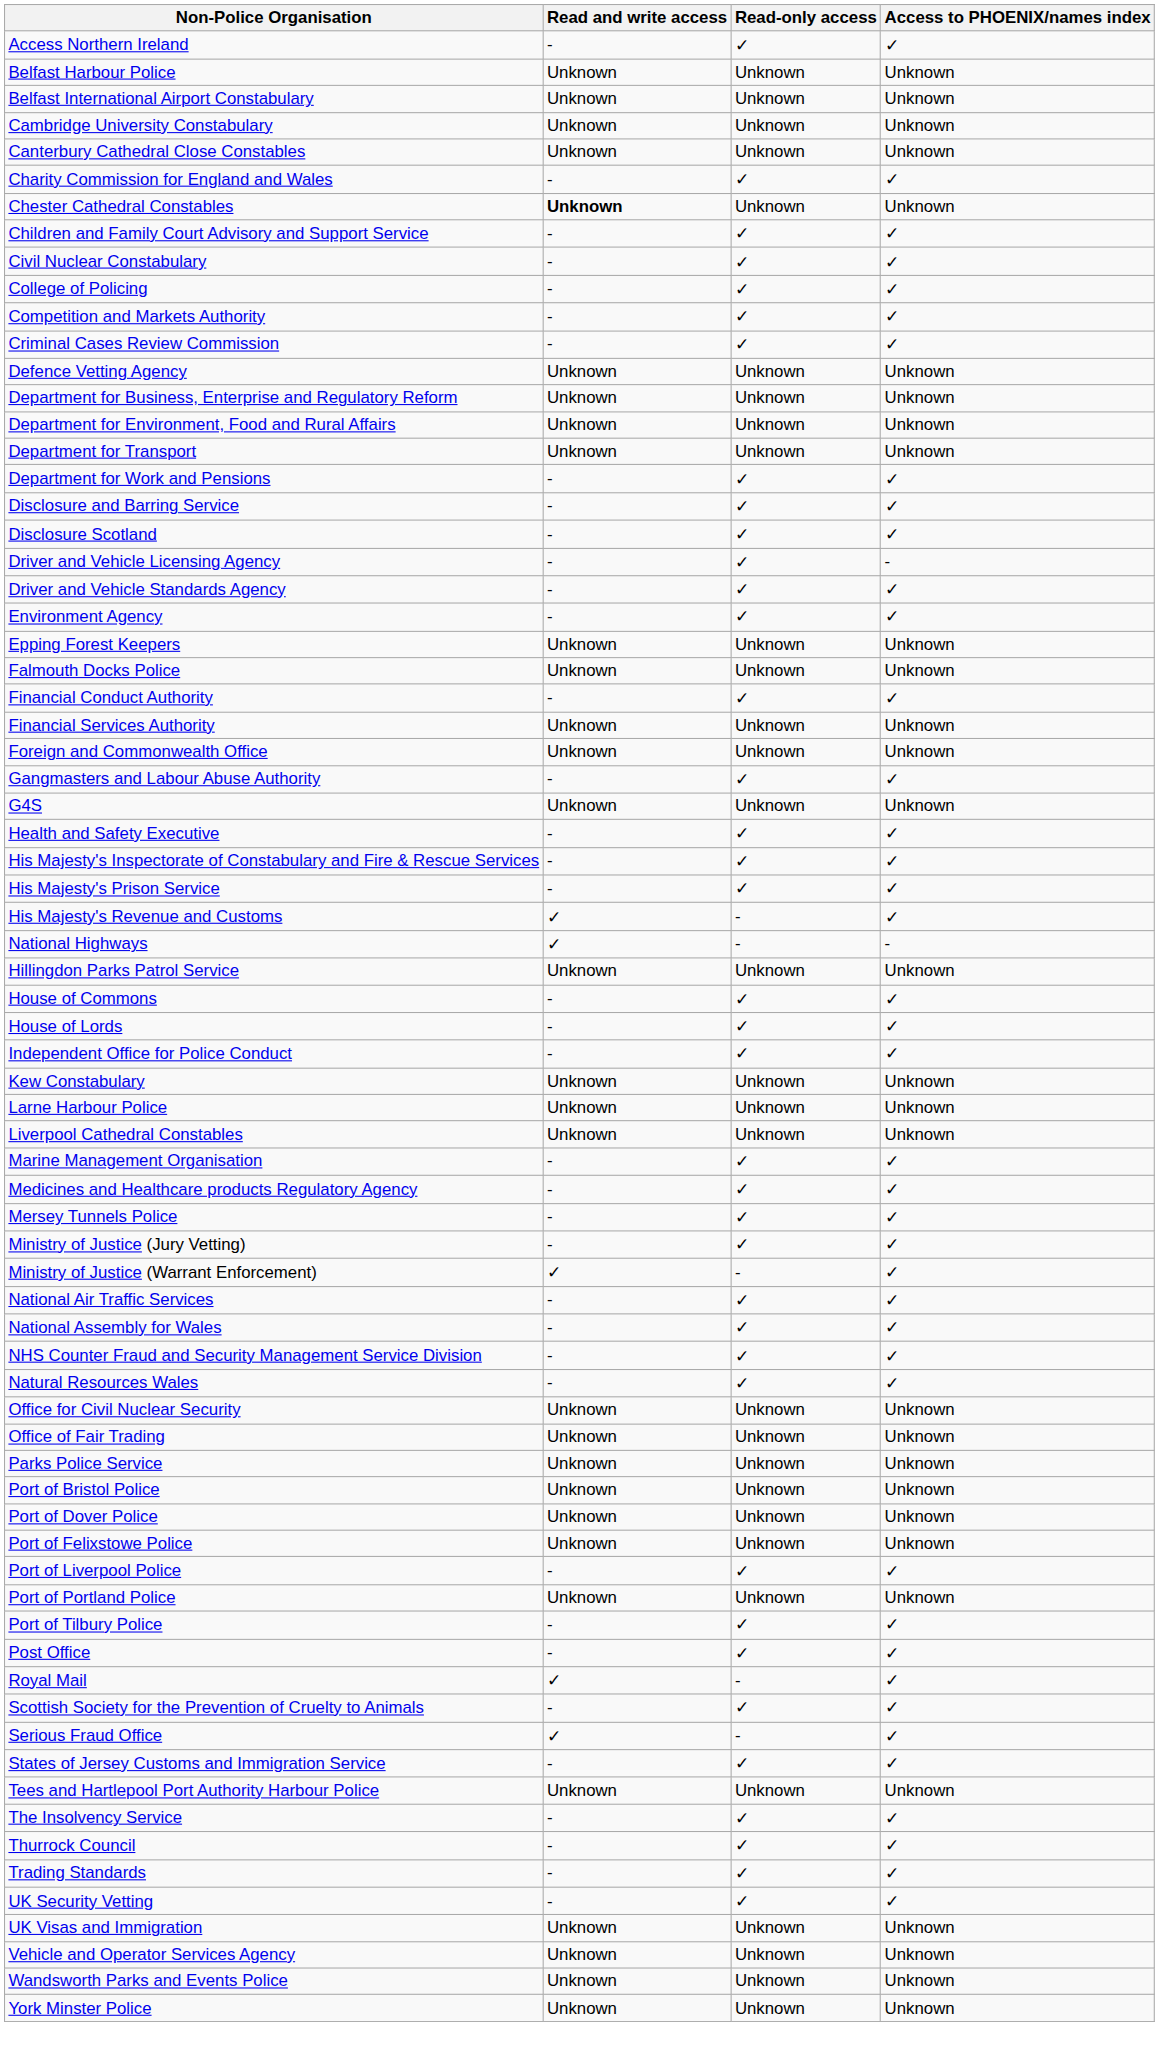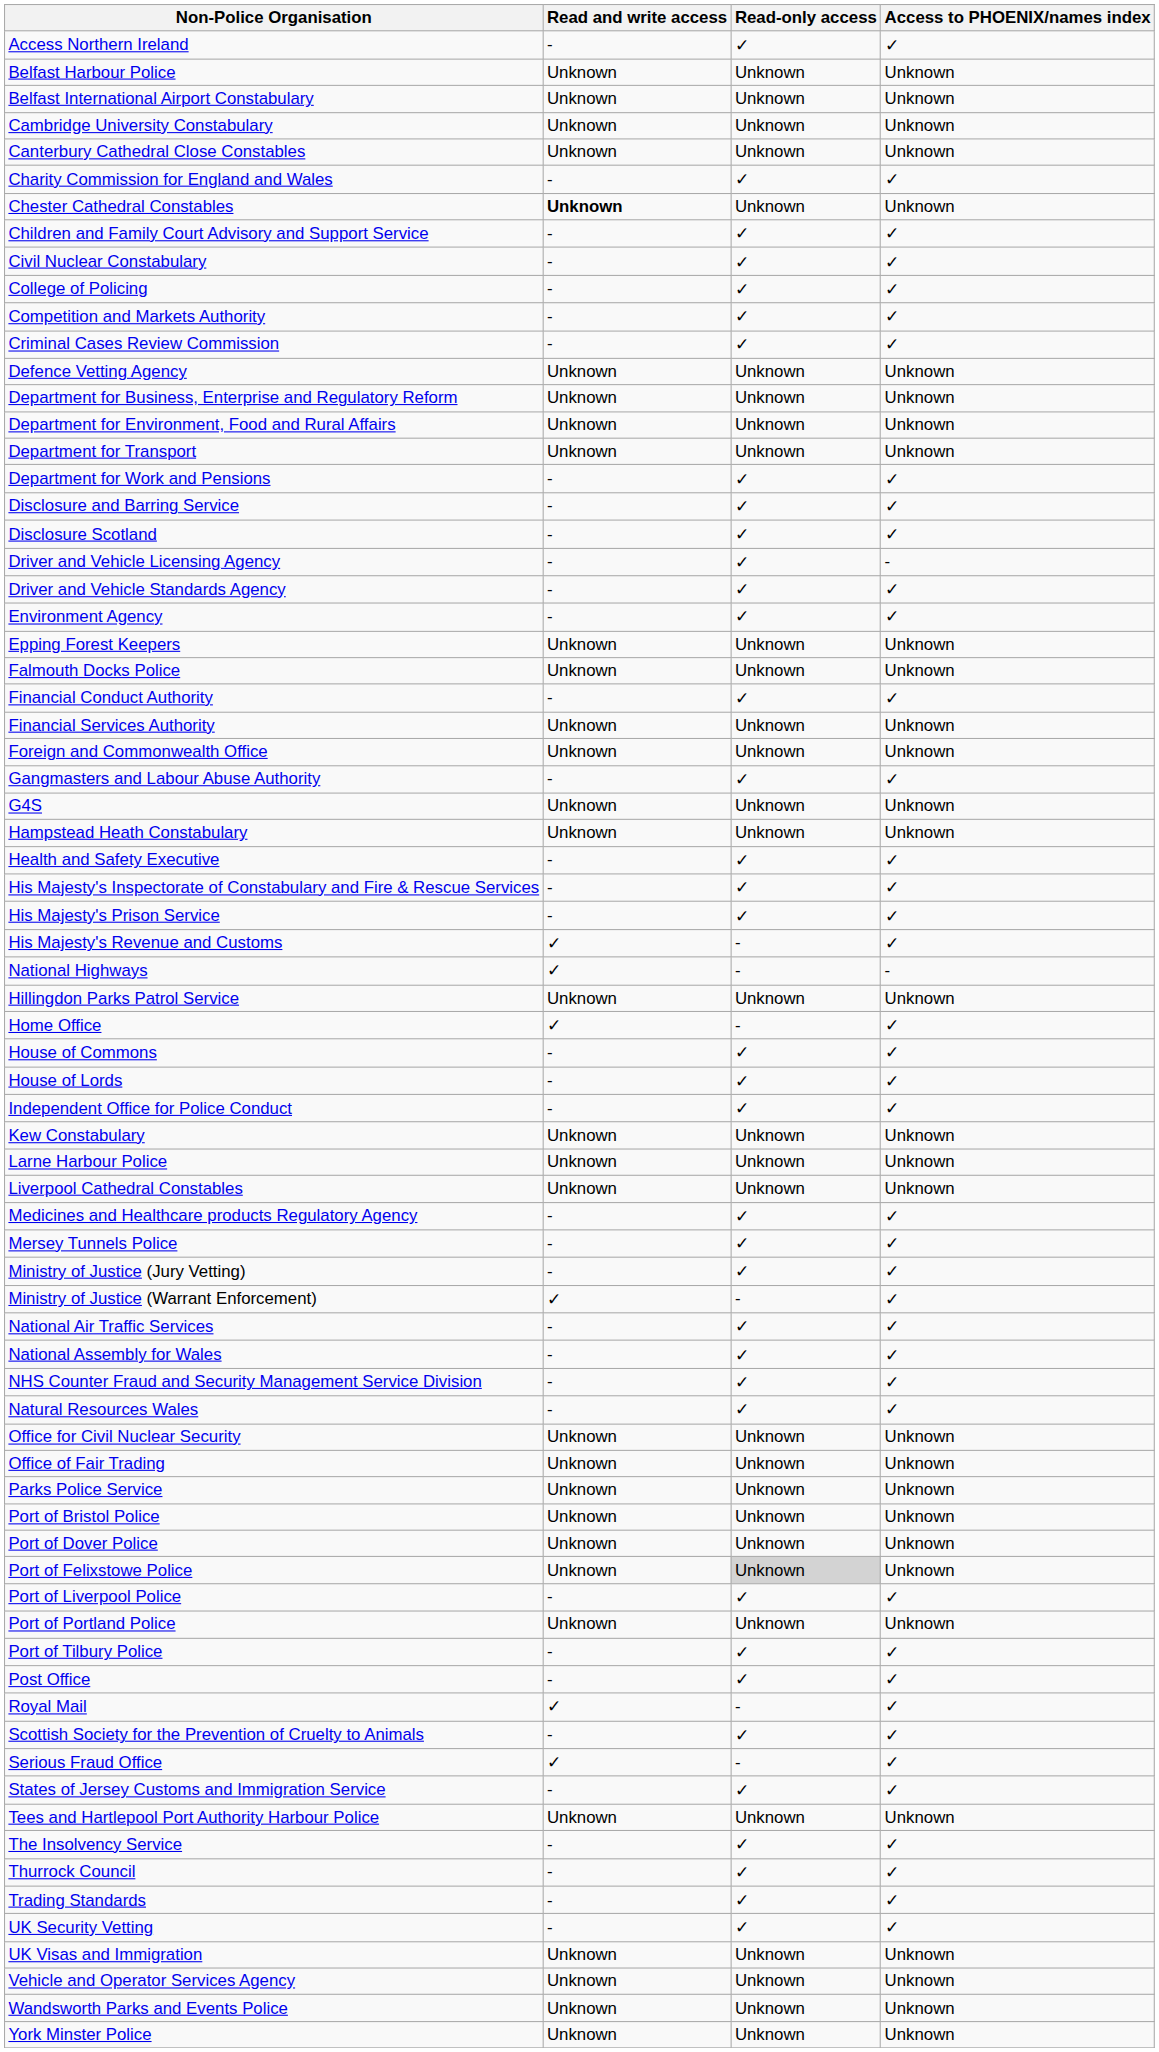+ row: (128, 832)
+ row: (55, 1025)
- row: (135, 1161)
(770, 1543) no background -> (770, 1570) lightgrey background
